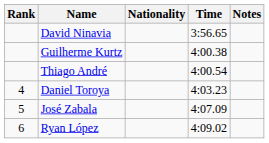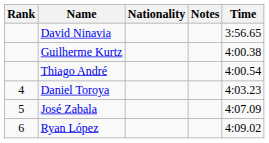columns swapped: (209, 14) <-> (247, 14)
